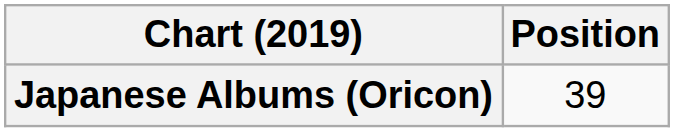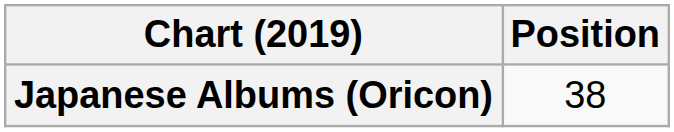(585, 94) 39 -> (585, 94) 38
